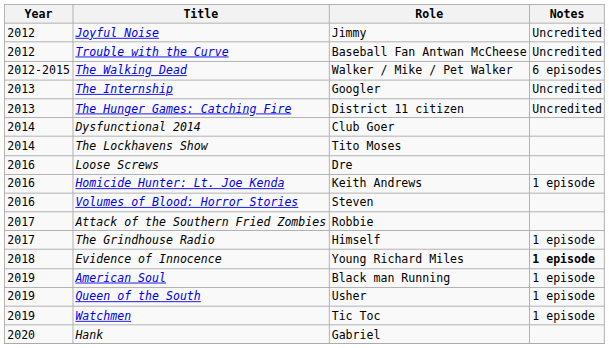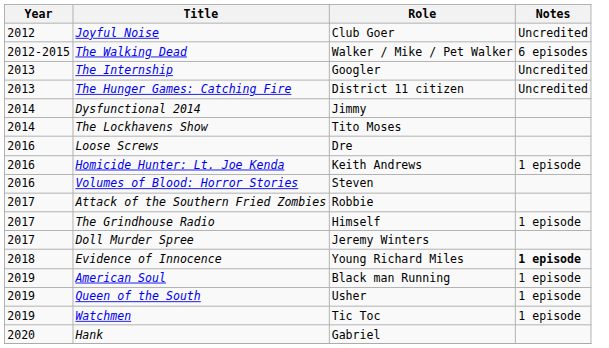(349, 33) Jimmy -> (363, 33) Club Goer
- row: (152, 52)
(363, 127) Club Goer -> (349, 108) Jimmy
+ row: (135, 240)
